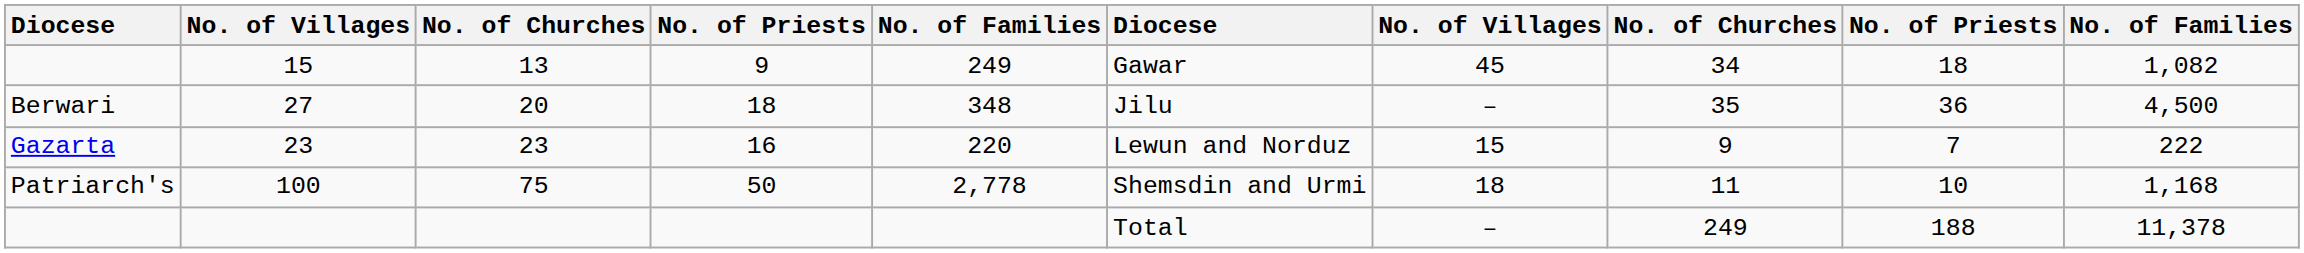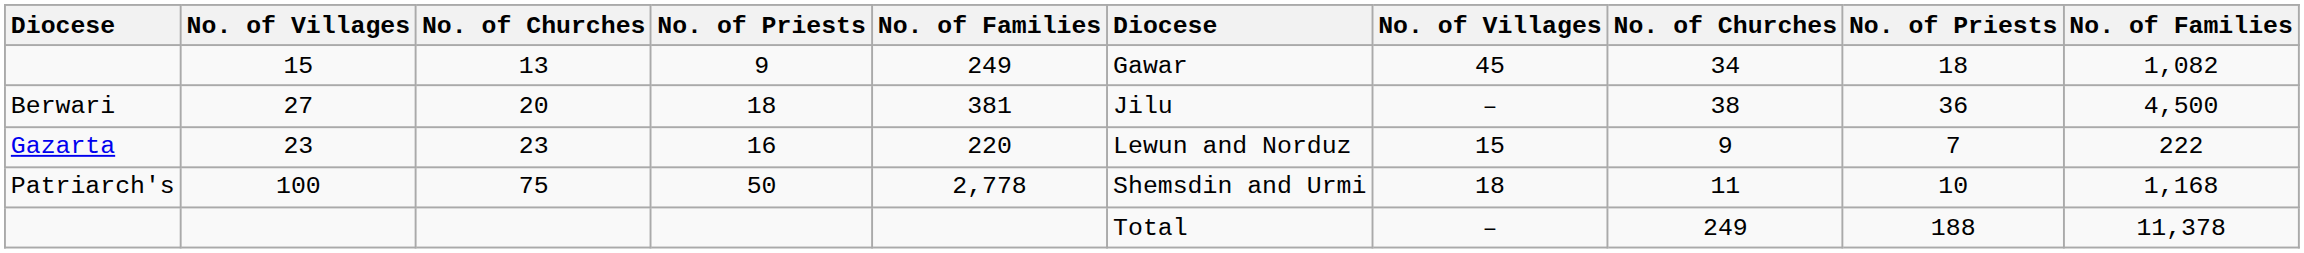(990, 106) 348 -> (990, 106) 381
(1725, 106) 35 -> (1725, 106) 38
